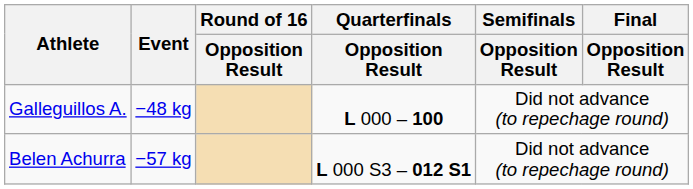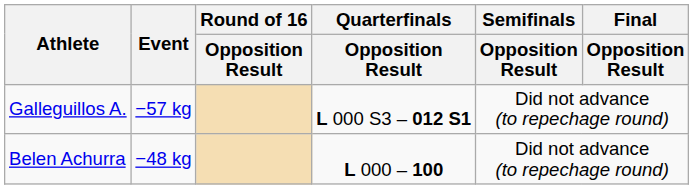(163, 109) −48 kg -> (163, 109) −57 kg
(394, 120) L 000 – 100 -> (394, 120) L 000 S3 – 012 S1
(163, 159) −57 kg -> (163, 159) −48 kg
(394, 170) L 000 S3 – 012 S1 -> (394, 170) L 000 – 100
